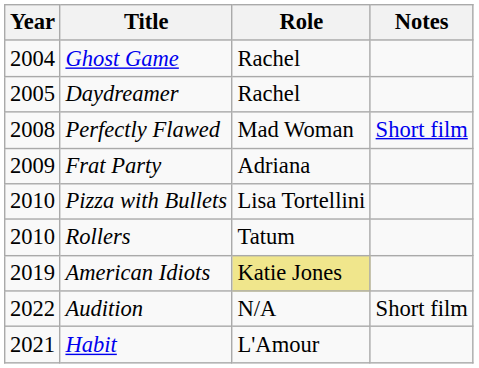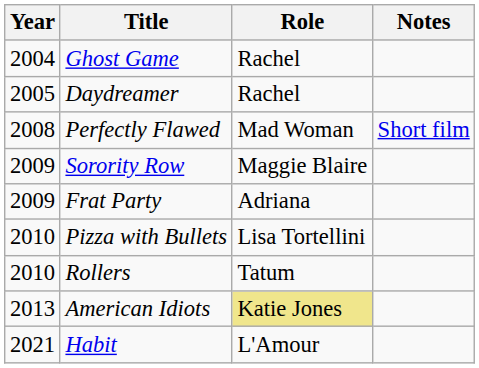+ row: (125, 165)
(32, 272) 2019 -> (32, 308) 2013
- row: (104, 308)
